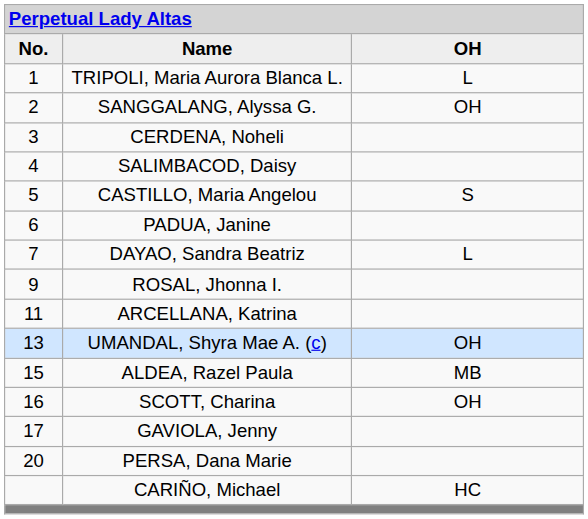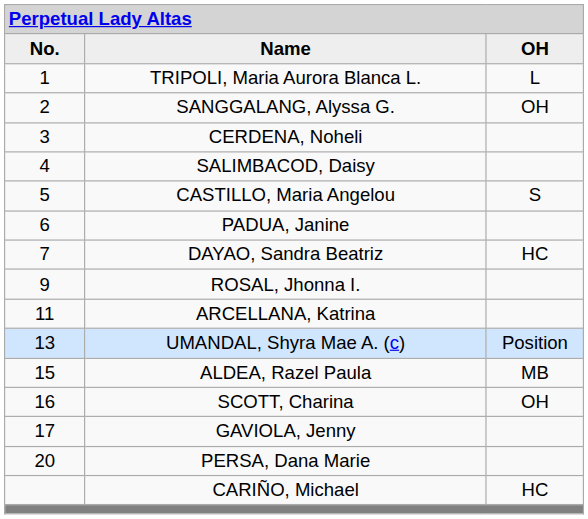(468, 254) L -> (535, 254) HC
(468, 343) OH -> (535, 343) Position
